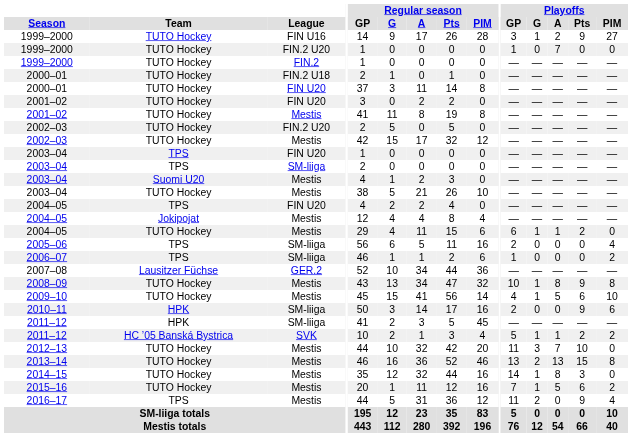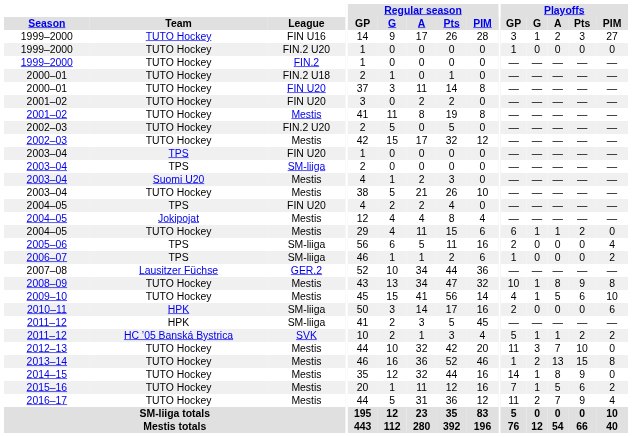(582, 36) 9 -> (582, 36) 3
(558, 49) 7 -> (558, 49) 0
(582, 309) 9 -> (582, 309) 0
(514, 361) 13 -> (514, 361) 1
(582, 374) 3 -> (582, 374) 9
(179, 400) TPS -> (179, 400) TUTO Hockey
(558, 400) 0 -> (558, 400) 7
